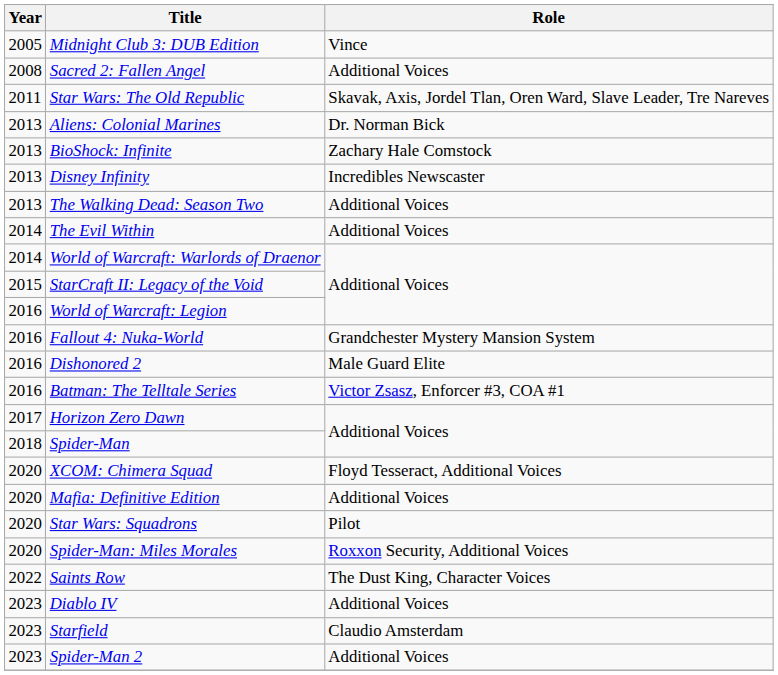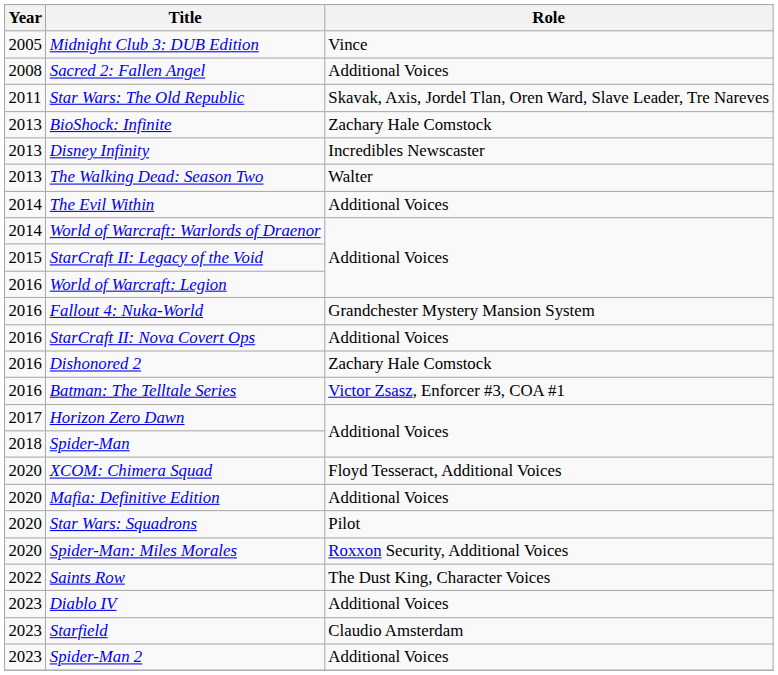- row: (135, 124)
(388, 204) Additional Voices -> (351, 177) Walter
+ row: (152, 337)
(387, 364) Male Guard Elite -> (410, 364) Zachary Hale Comstock
